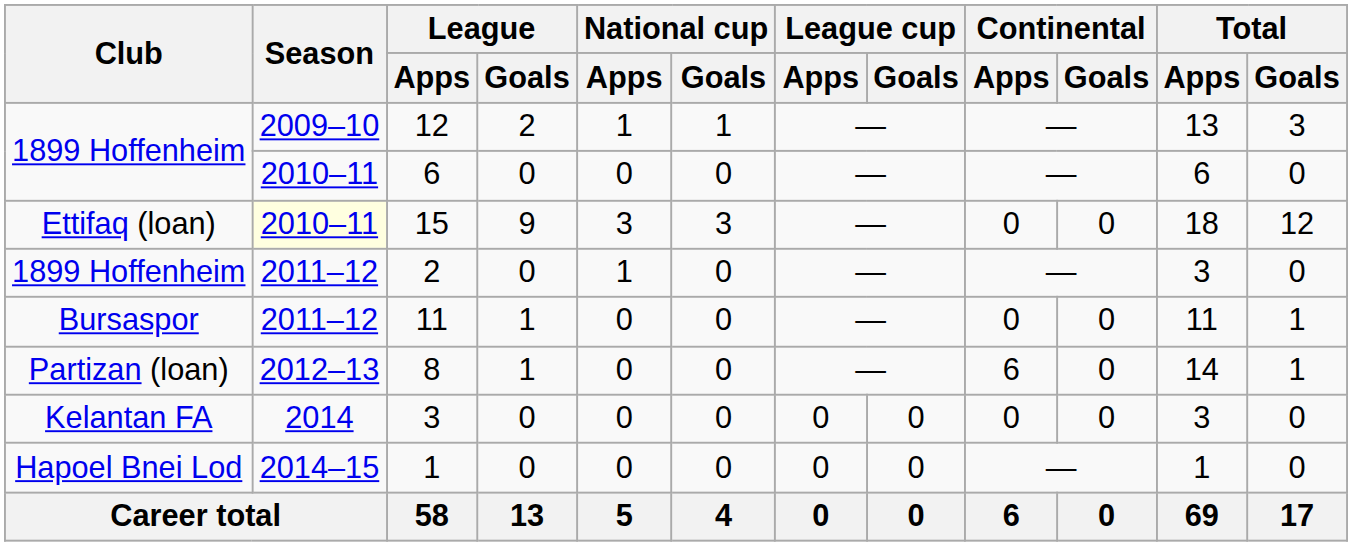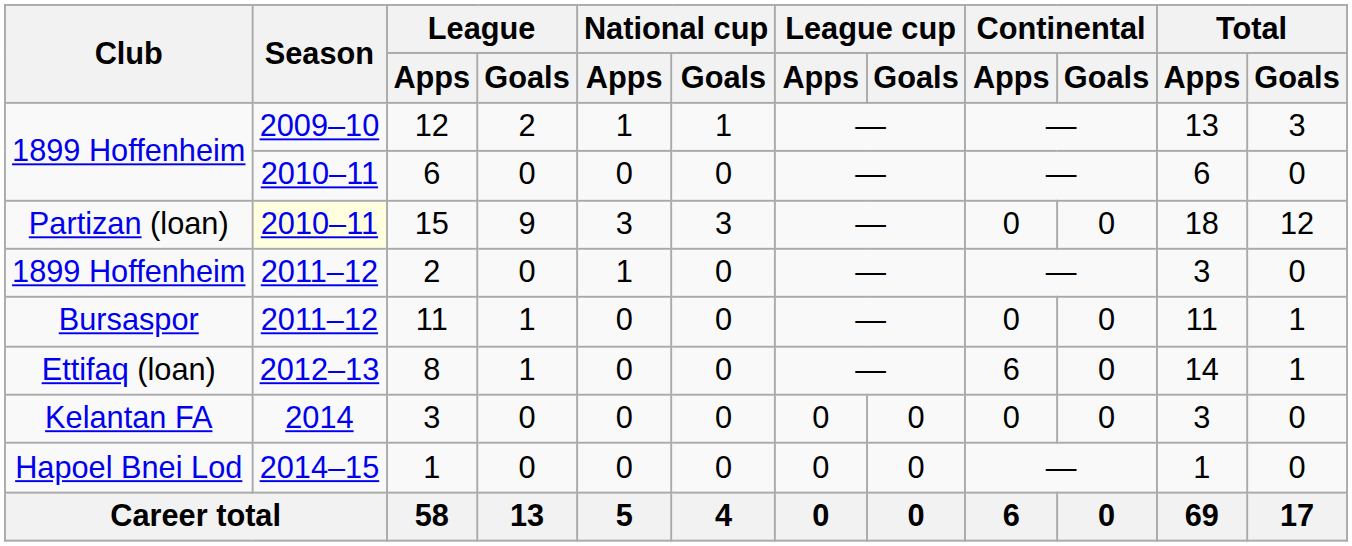(129, 223) Ettifaq (loan) -> (129, 223) Partizan (loan)
(129, 369) Partizan (loan) -> (129, 369) Ettifaq (loan)
